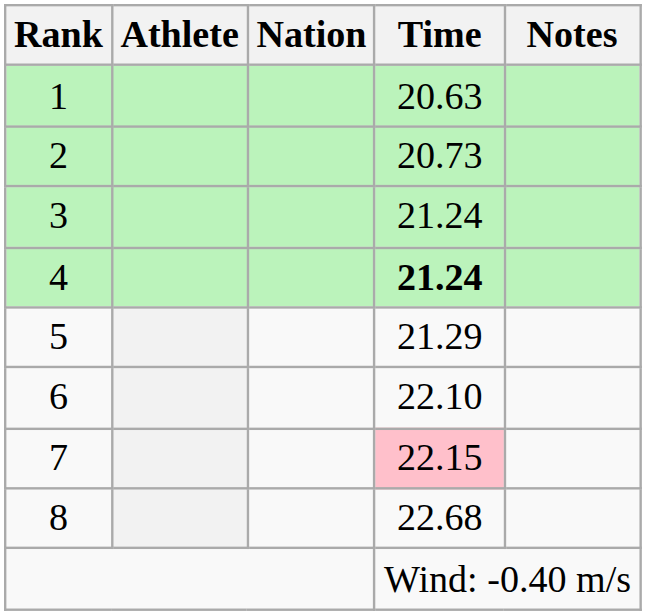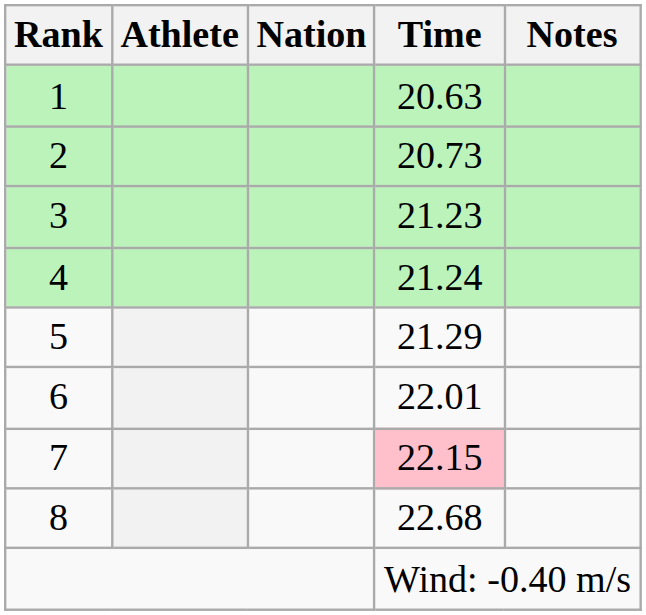(440, 215) 21.24 -> (440, 215) 21.23
(440, 276) bold -> (440, 276) normal
(440, 397) 22.10 -> (440, 397) 22.01
